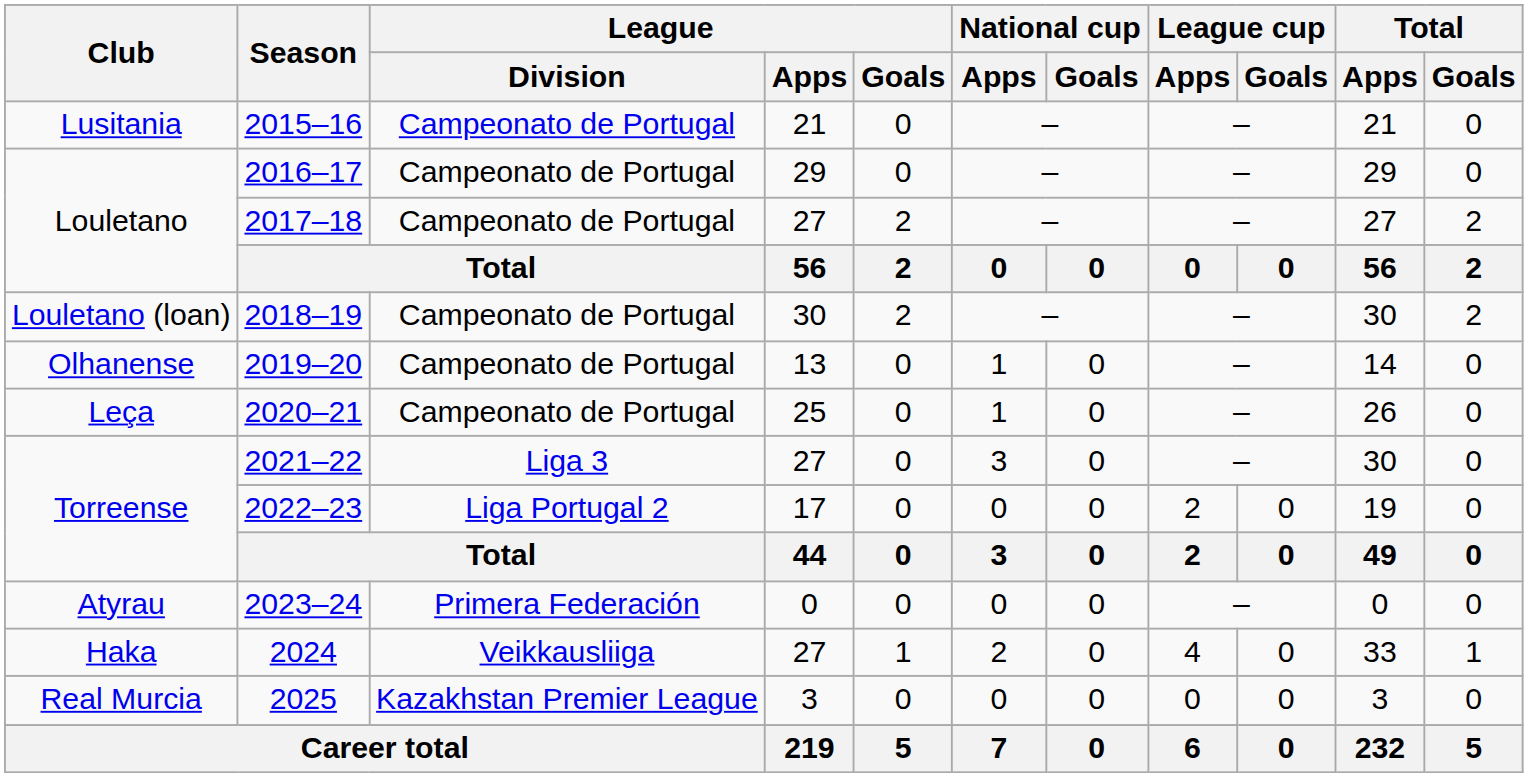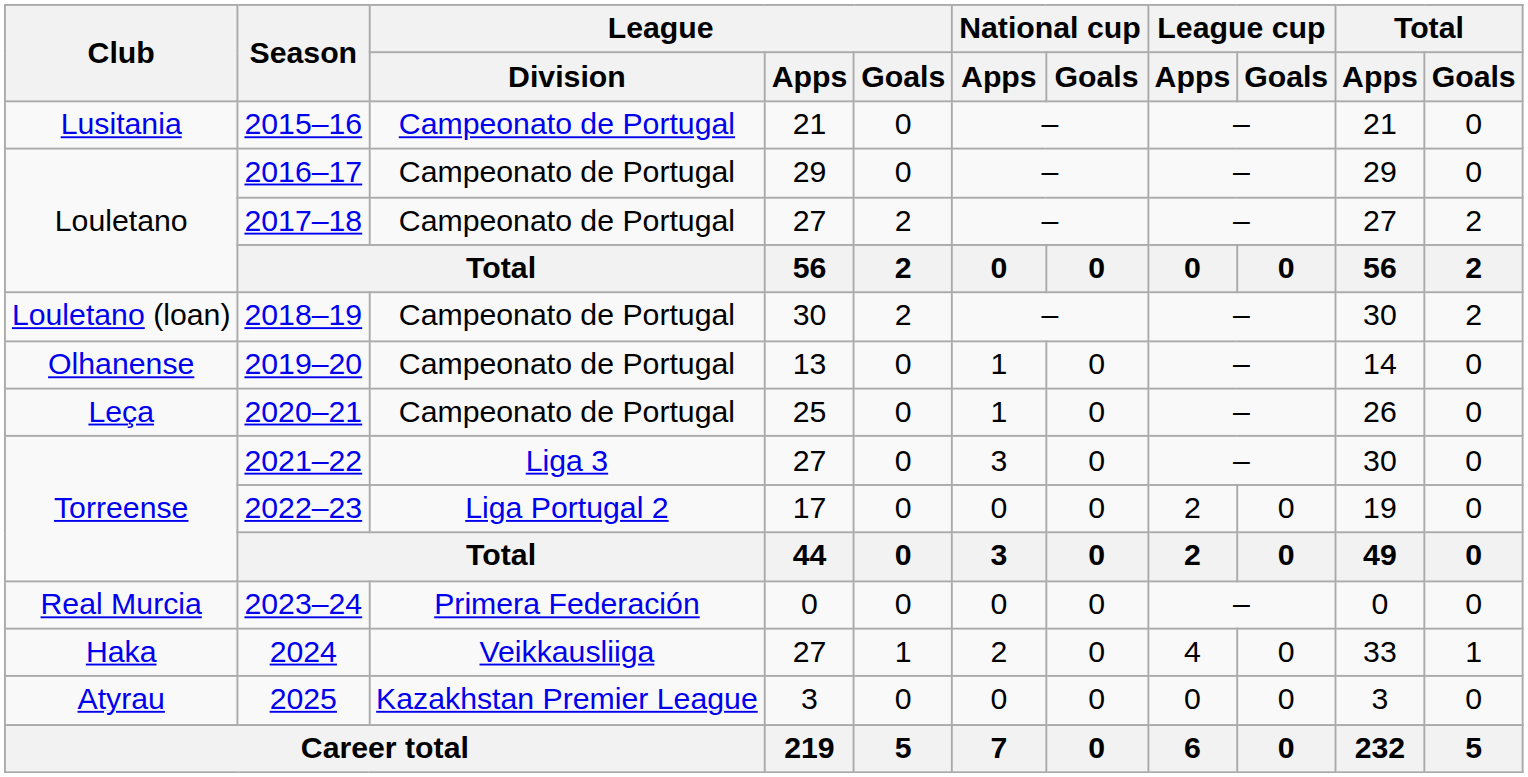(121, 603) Atyrau -> (121, 603) Real Murcia
(121, 699) Real Murcia -> (121, 699) Atyrau
